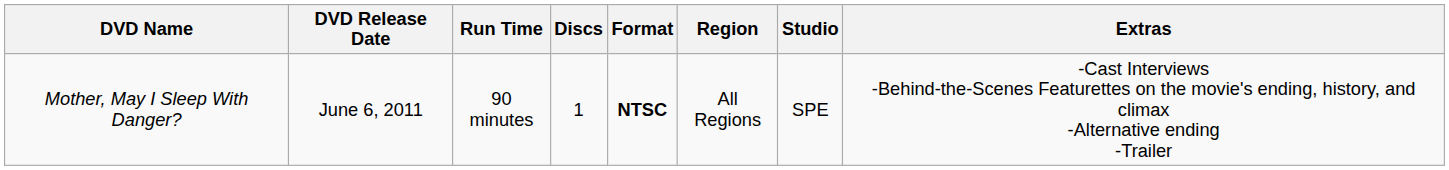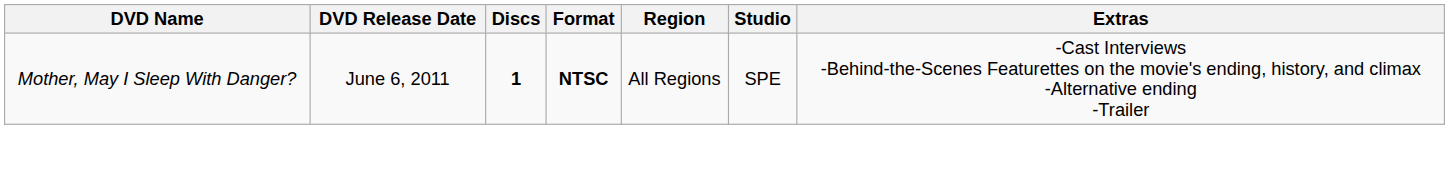- column: (501, 29)
(579, 109) normal -> (516, 78) bold
